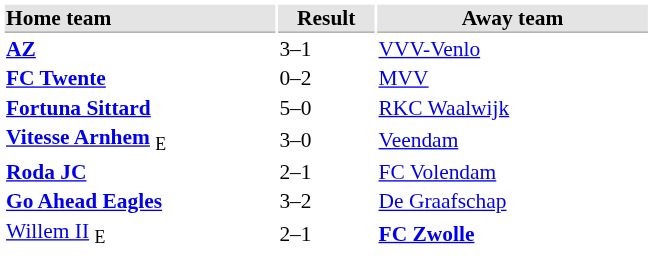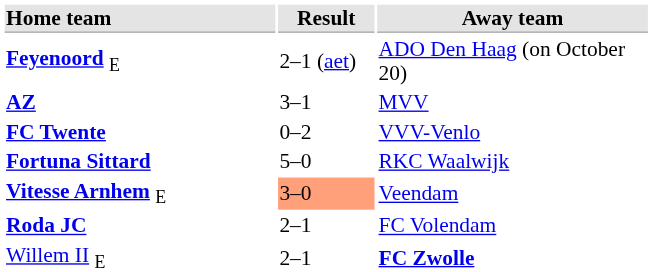+ row: (63, 60)
(429, 48) VVV-Venlo -> (404, 102) MVV
(404, 78) MVV -> (429, 131) VVV-Venlo
(295, 139) no background -> (295, 193) lightsalmon background
- row: (84, 201)
